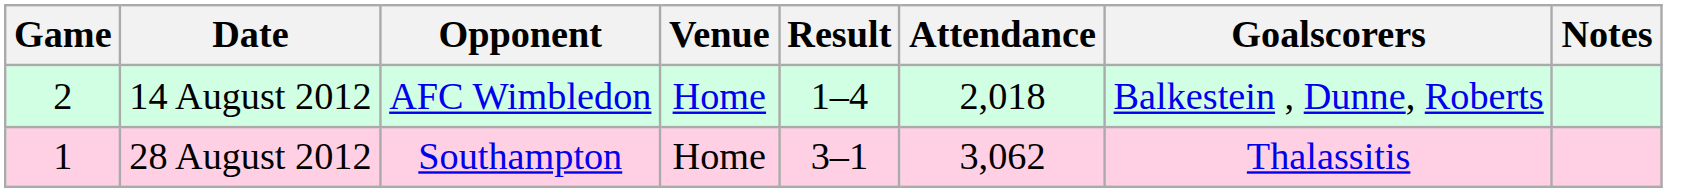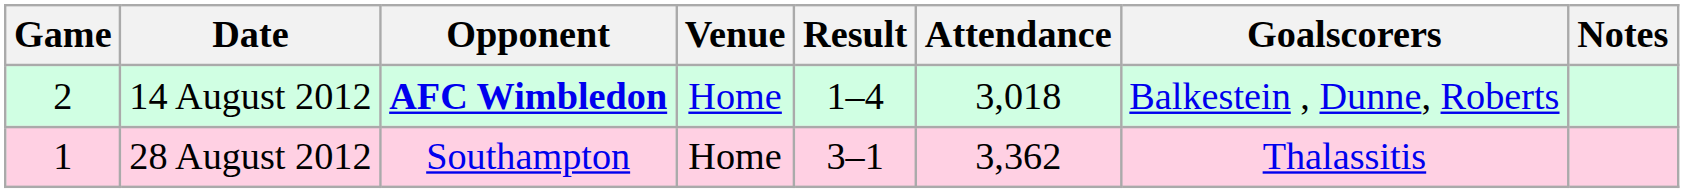(520, 95) normal -> (528, 95) bold
(1002, 95) 2,018 -> (1018, 95) 3,018
(1002, 156) 3,062 -> (1018, 156) 3,362
